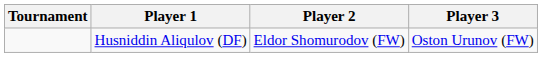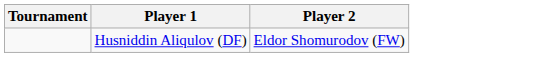- column: (473, 16)
